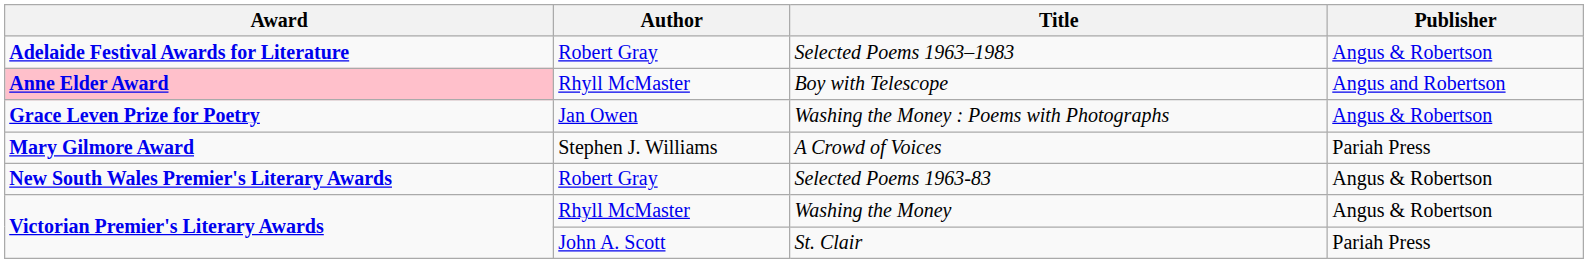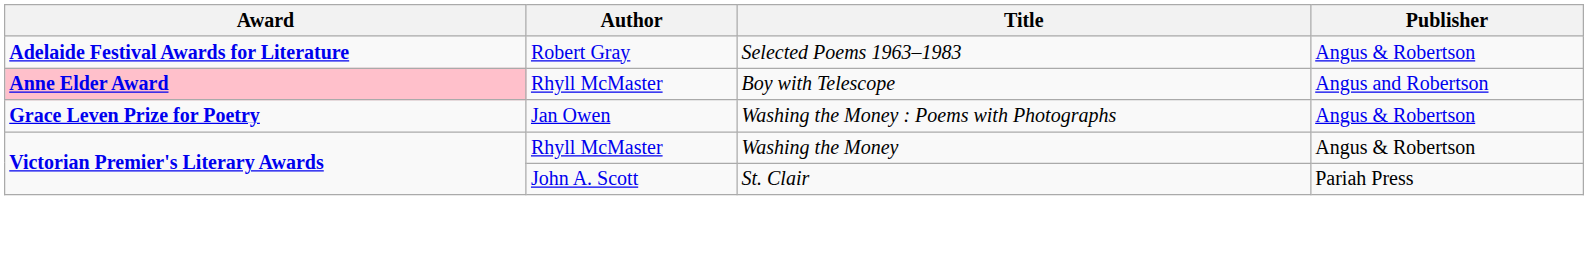- row: (868, 147)
- row: (893, 178)
